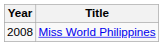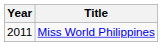(20, 32) 2008 -> (20, 32) 2011
